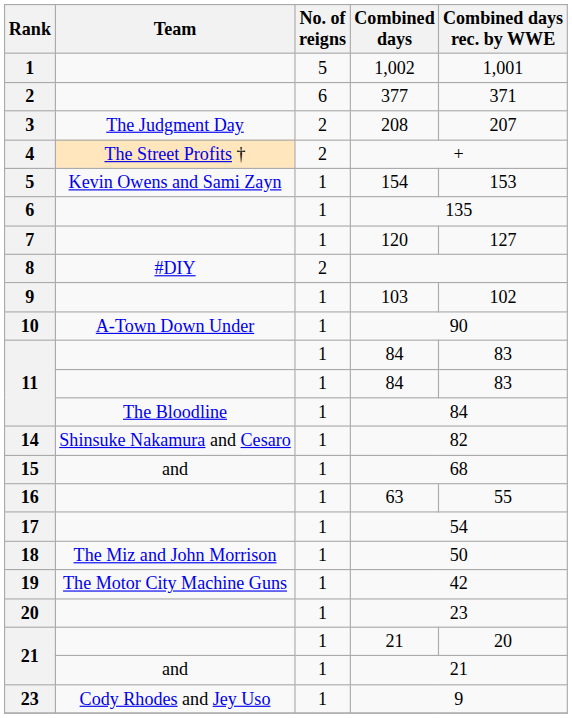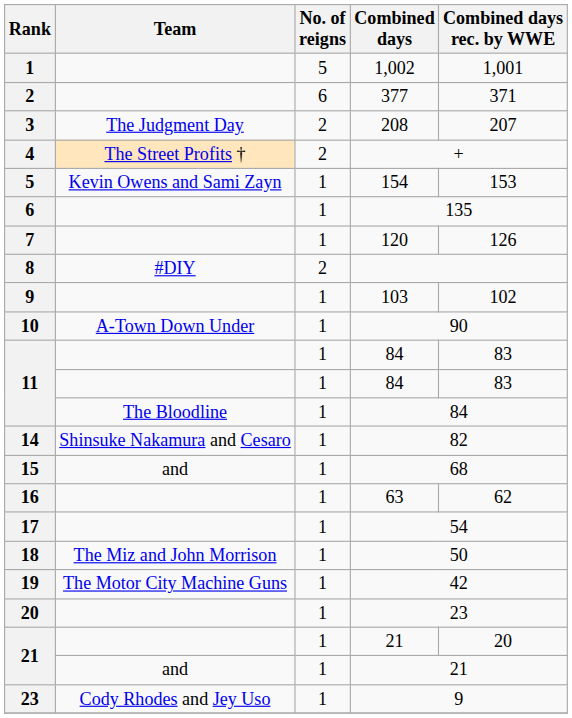(503, 239) 127 -> (503, 239) 126
(503, 497) 55 -> (503, 497) 62
